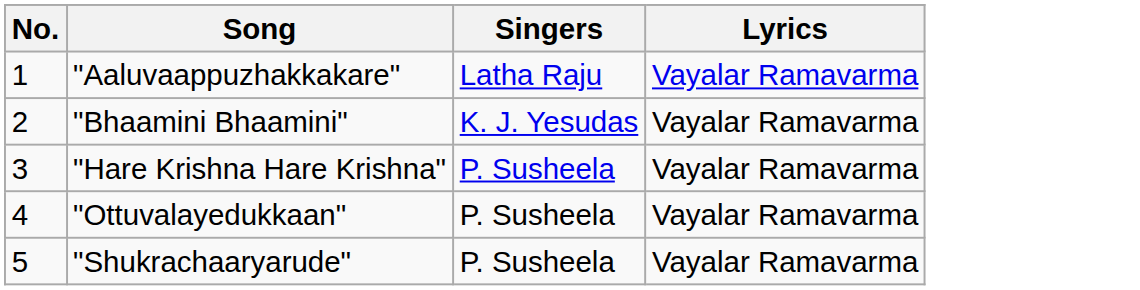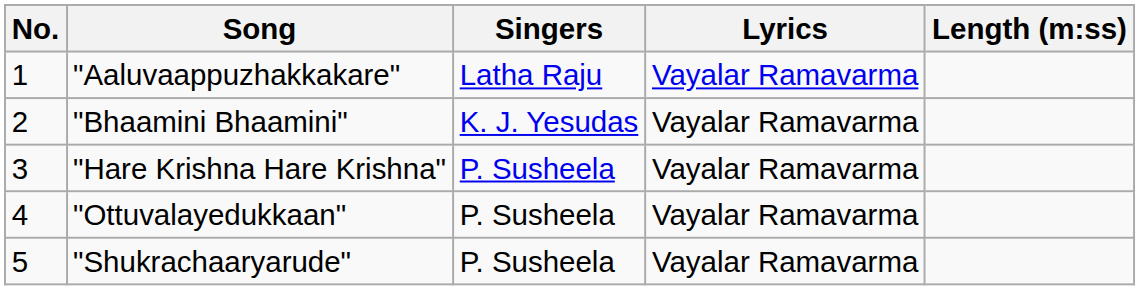+ column: (1029, 28)
